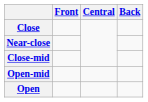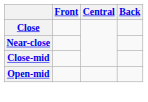- row: (28, 89)
